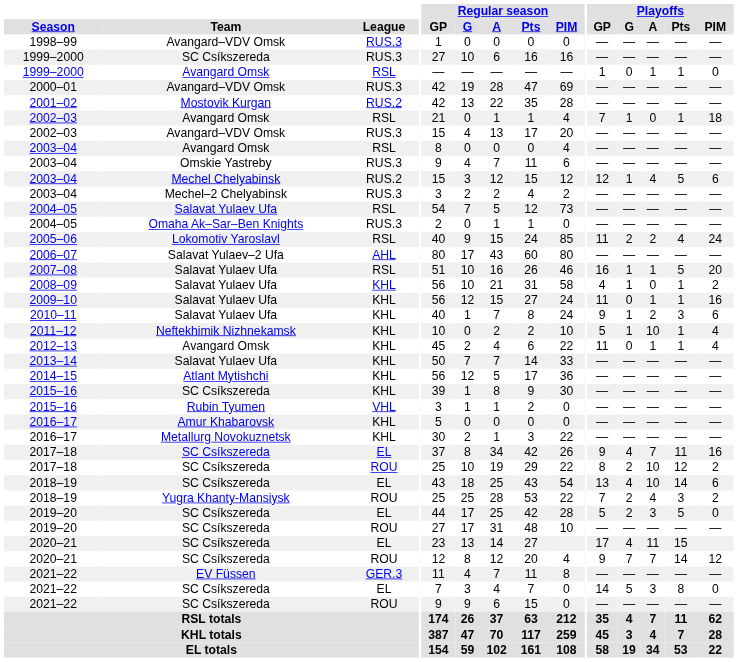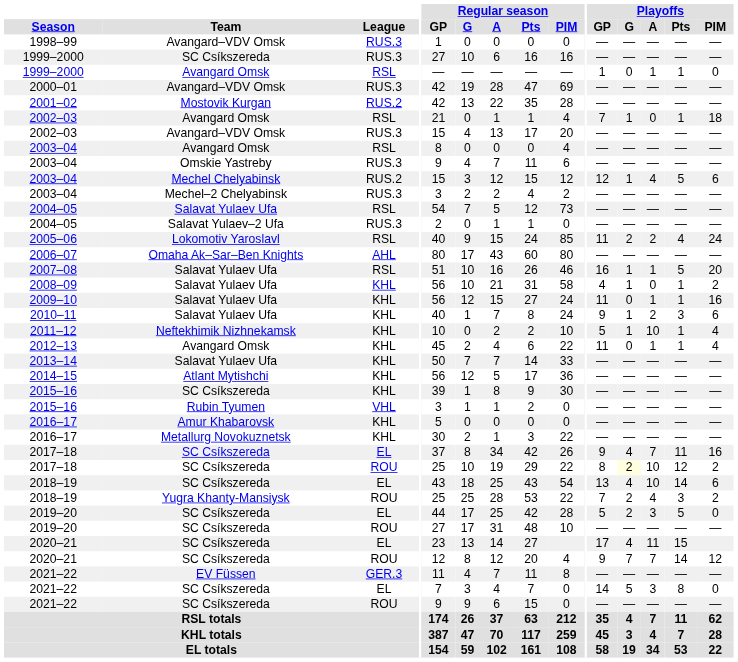(226, 224) Omaha Ak–Sar–Ben Knights -> (226, 224) Salavat Yulaev–2 Ufa
(226, 254) Salavat Yulaev–2 Ufa -> (226, 254) Omaha Ak–Sar–Ben Knights
(629, 467) no background -> (629, 467) lightyellow background
